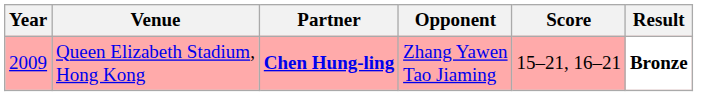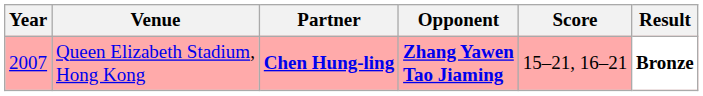(28, 63) 2009 -> (28, 63) 2007
(455, 63) normal -> (458, 63) bold
